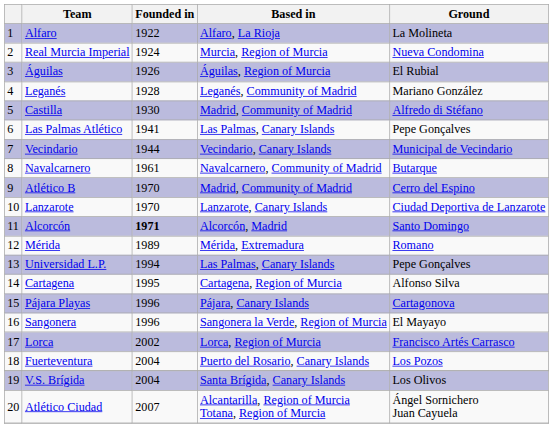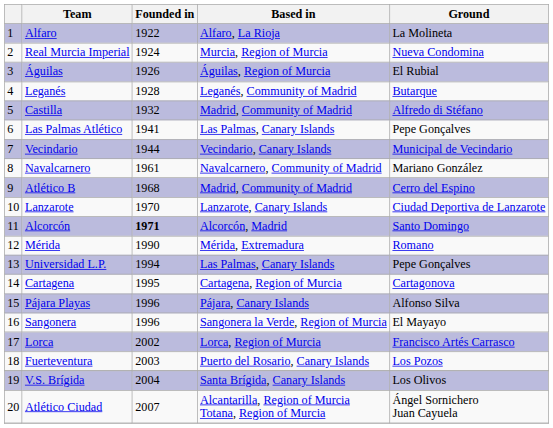(437, 91) Mariano González -> (415, 91) Butarque
(147, 110) 1930 -> (147, 110) 1932
(415, 168) Butarque -> (437, 168) Mariano González
(147, 187) 1970 -> (147, 187) 1968
(147, 245) 1989 -> (147, 245) 1990
(426, 284) Alfonso Silva -> (423, 284) Cartagonova
(423, 303) Cartagonova -> (426, 303) Alfonso Silva
(147, 361) 2004 -> (147, 361) 2003
